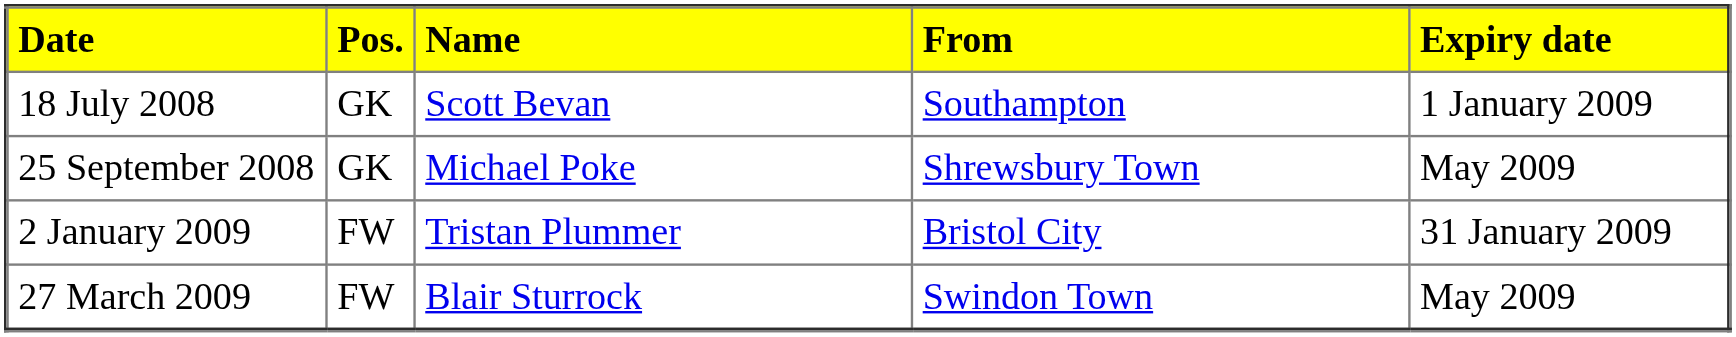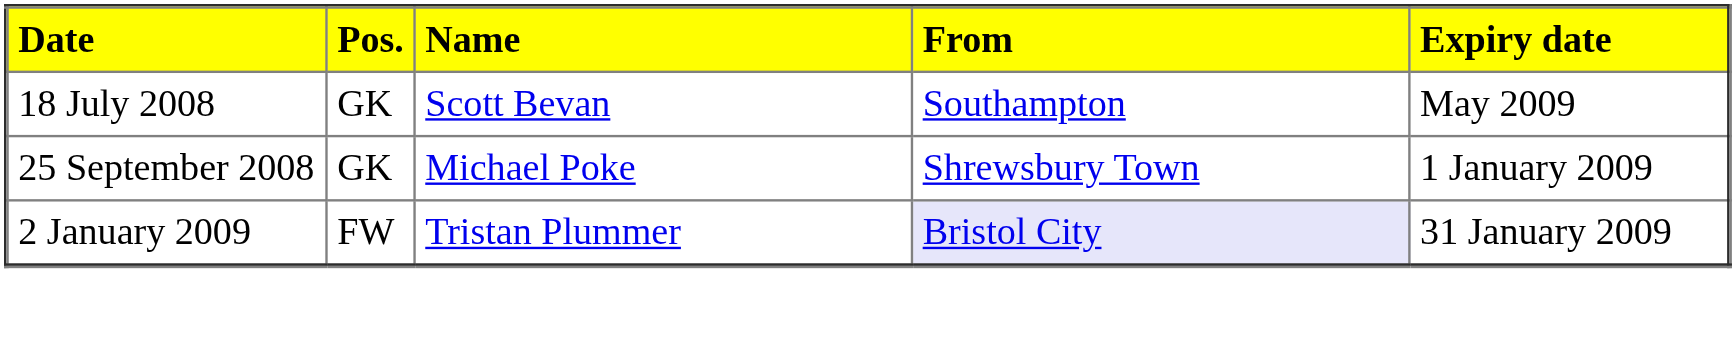(1536, 103) 1 January 2009 -> (1498, 103) May 2009
(1498, 167) May 2009 -> (1536, 167) 1 January 2009
(1012, 231) no background -> (1012, 231) lavender background
- row: (135, 296)
